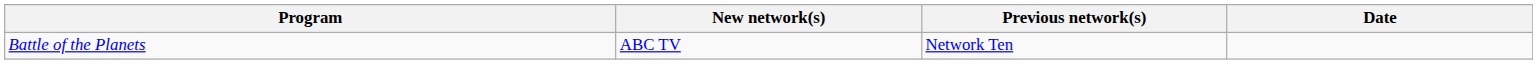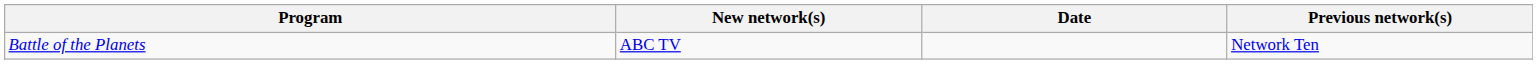columns swapped: (1074, 18) <-> (1380, 18)
